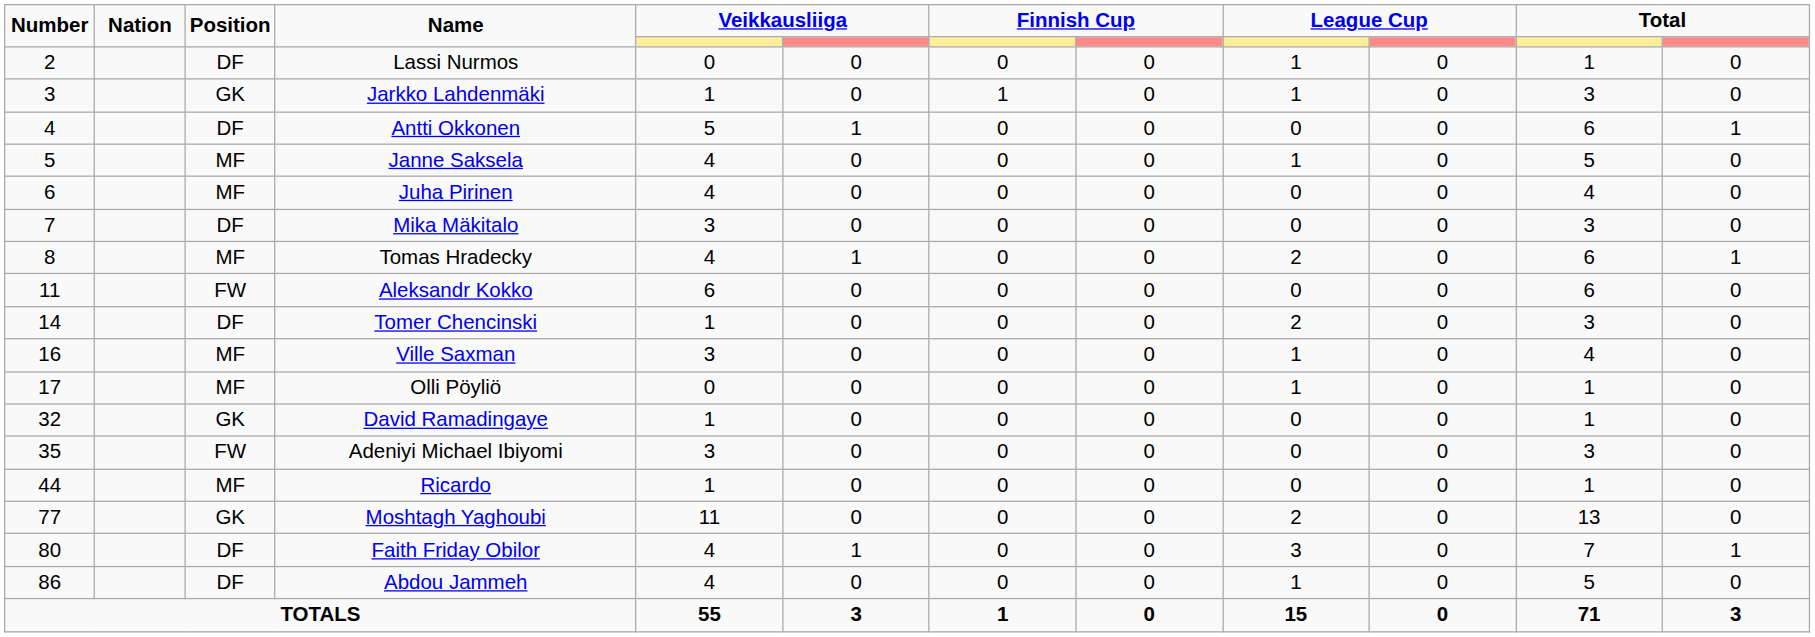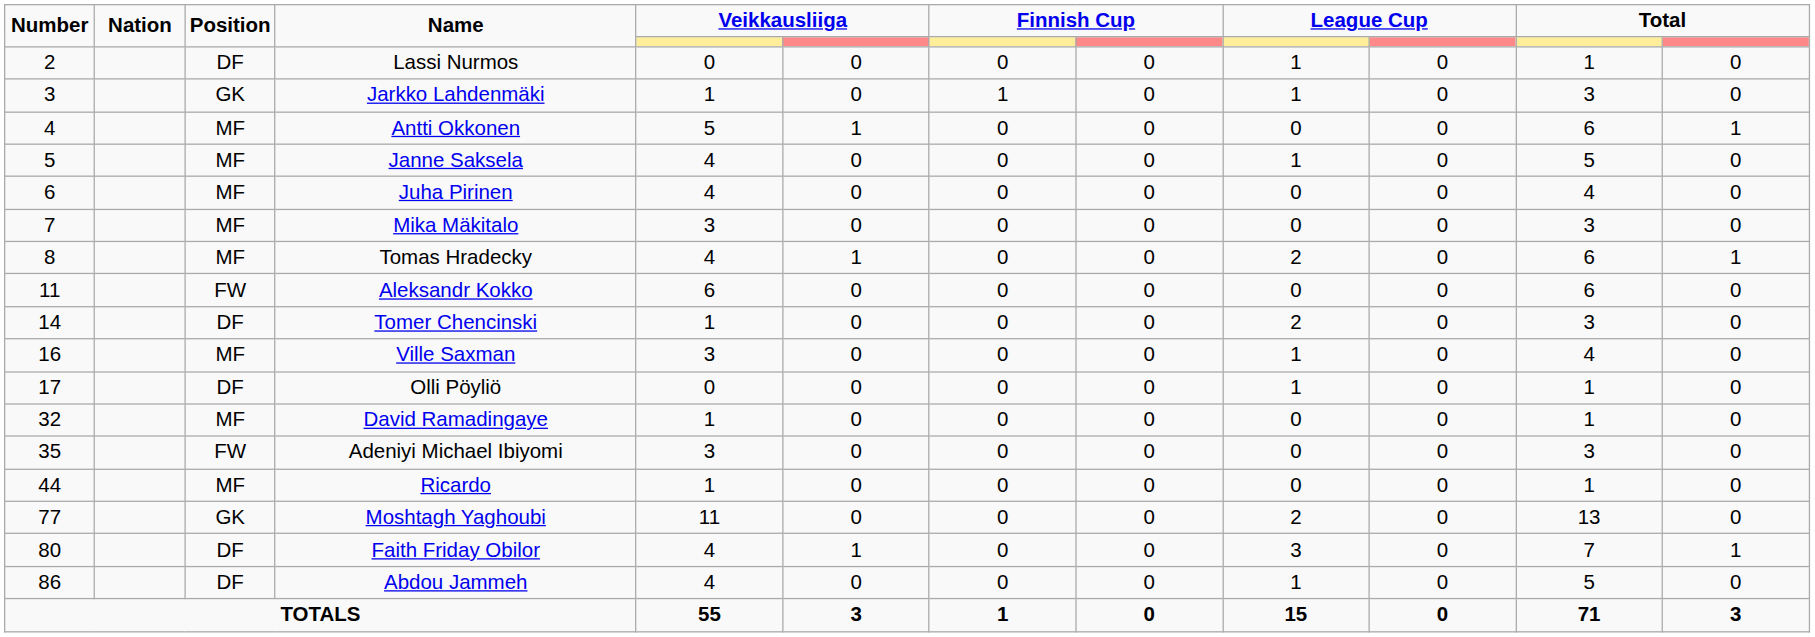(230, 127) DF -> (230, 127) MF
(230, 225) DF -> (230, 225) MF
(230, 387) MF -> (230, 387) DF
(230, 419) GK -> (230, 419) MF
